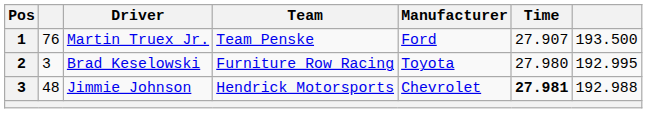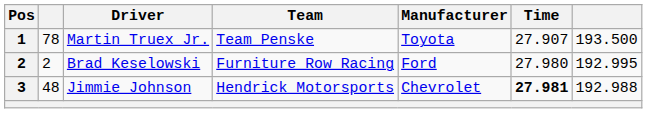(51, 41) 76 -> (51, 41) 78
(419, 41) Ford -> (428, 41) Toyota
(46, 65) 3 -> (46, 65) 2
(428, 65) Toyota -> (419, 65) Ford
